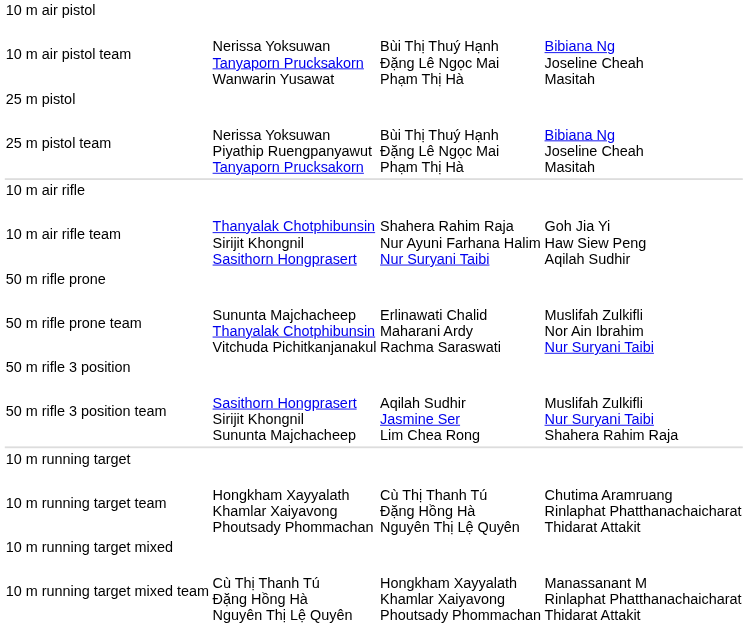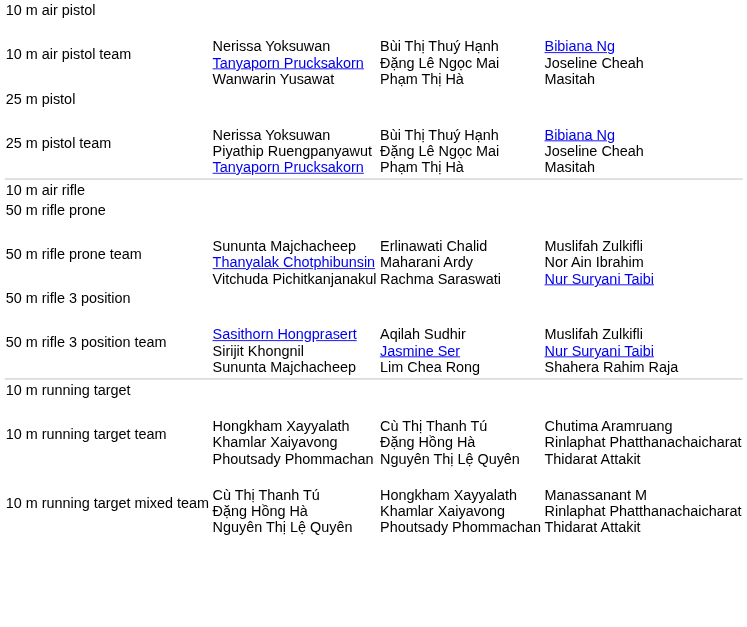- row: (63, 234)
- row: (89, 547)
